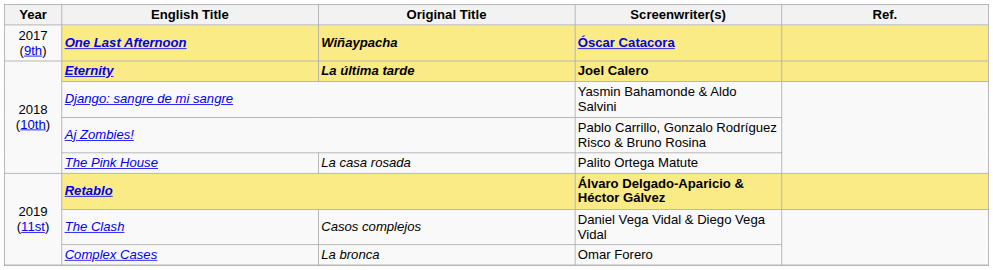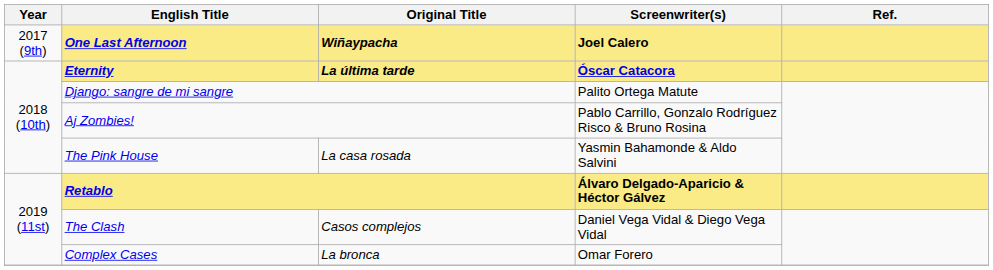(626, 43) Óscar Catacora -> (613, 43) Joel Calero
(613, 71) Joel Calero -> (626, 71) Óscar Catacora
(657, 99) Yasmin Bahamonde & Aldo Salvini -> (638, 92) Palito Ortega Matute
(638, 163) Palito Ortega Matute -> (657, 155) Yasmin Bahamonde & Aldo Salvini
